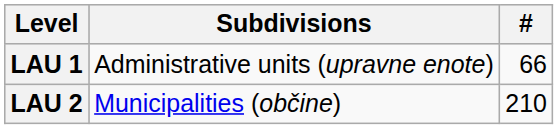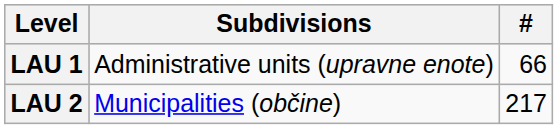(526, 103) 210 -> (526, 103) 217
